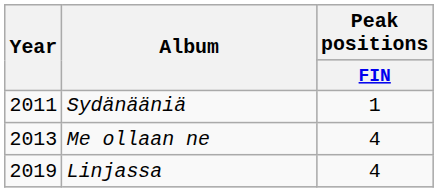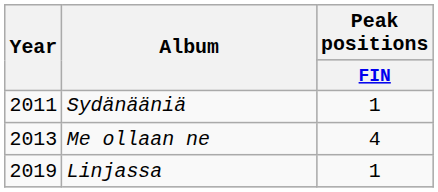(375, 171) 4 -> (375, 171) 1
